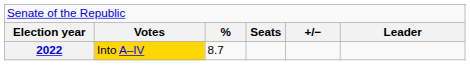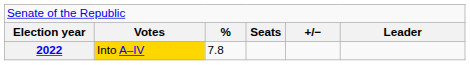(216, 50) 8.7 -> (216, 50) 7.8
